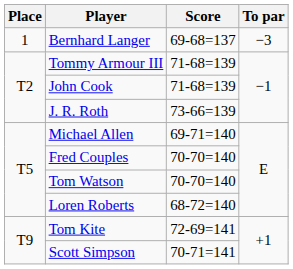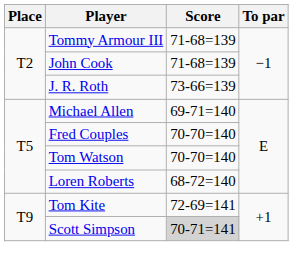- row: (99, 39)
(203, 252) no background -> (203, 228) lightgrey background
